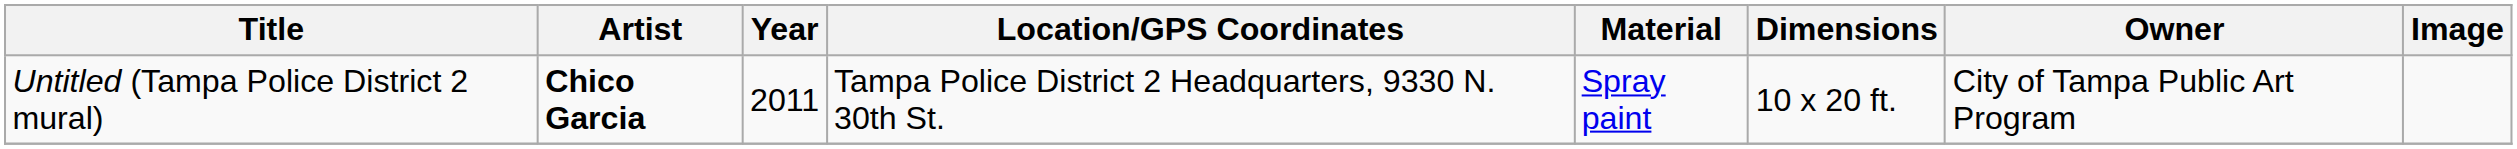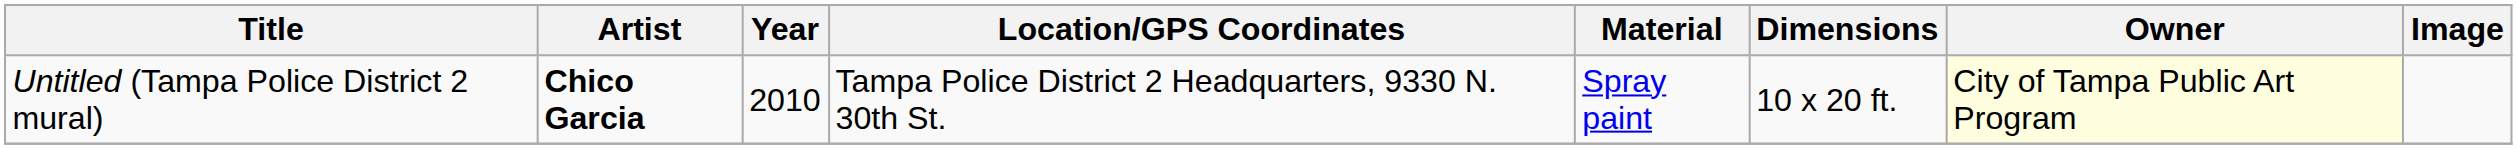(785, 99) 2011 -> (785, 99) 2010
(2123, 99) no background -> (2124, 99) lightyellow background
